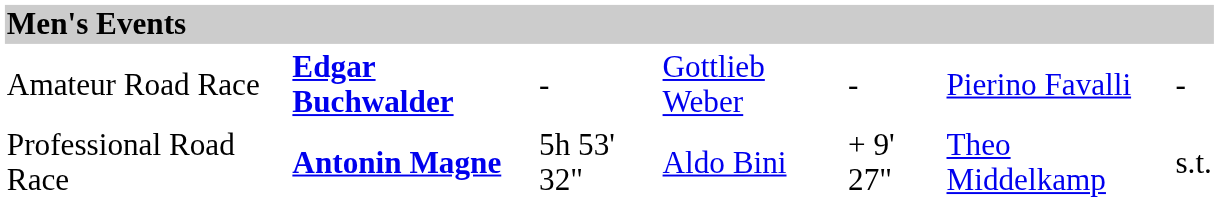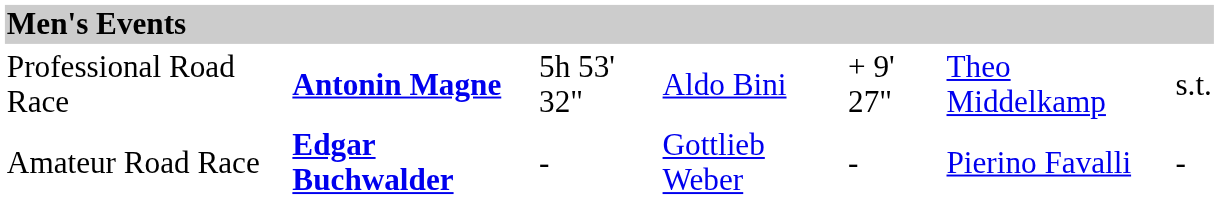rows swapped: (121, 162) <-> (133, 84)
